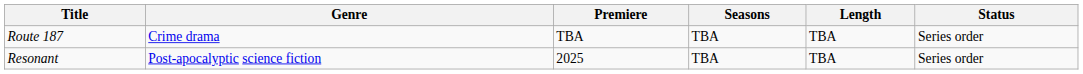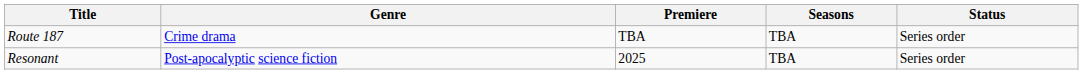- column: (860, 15)
